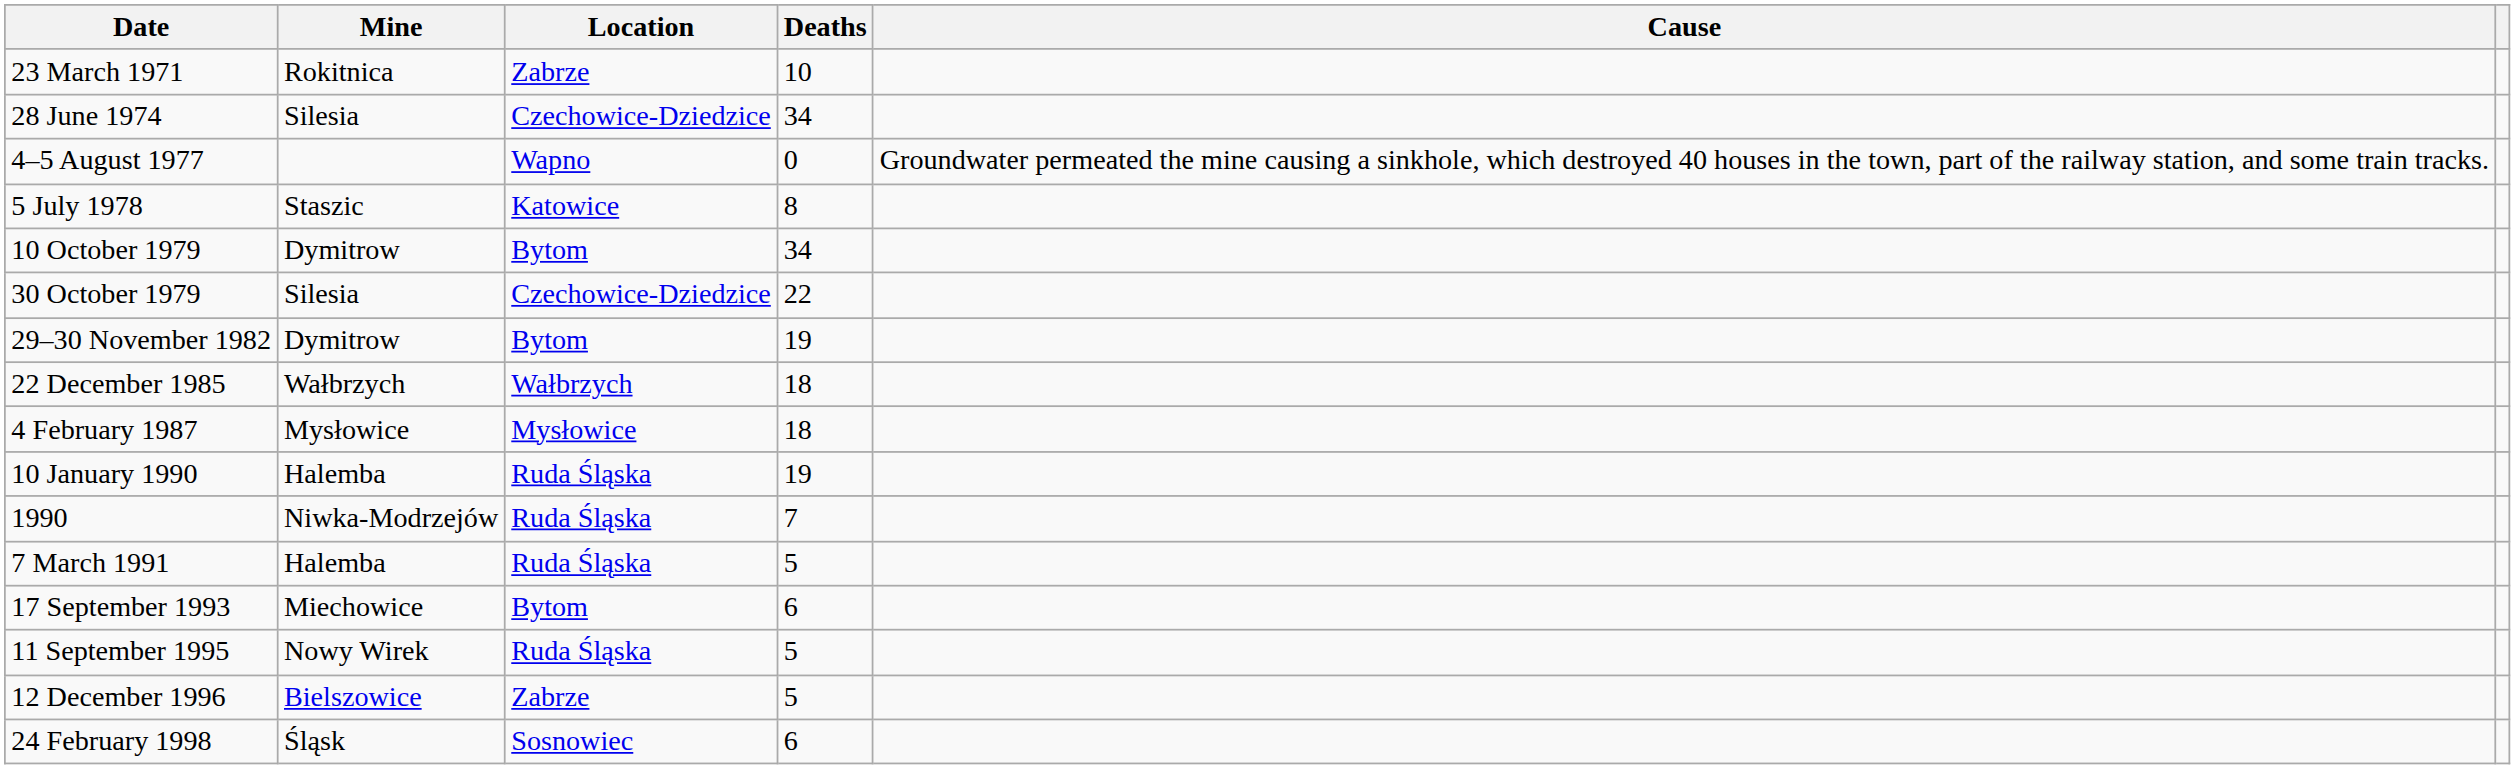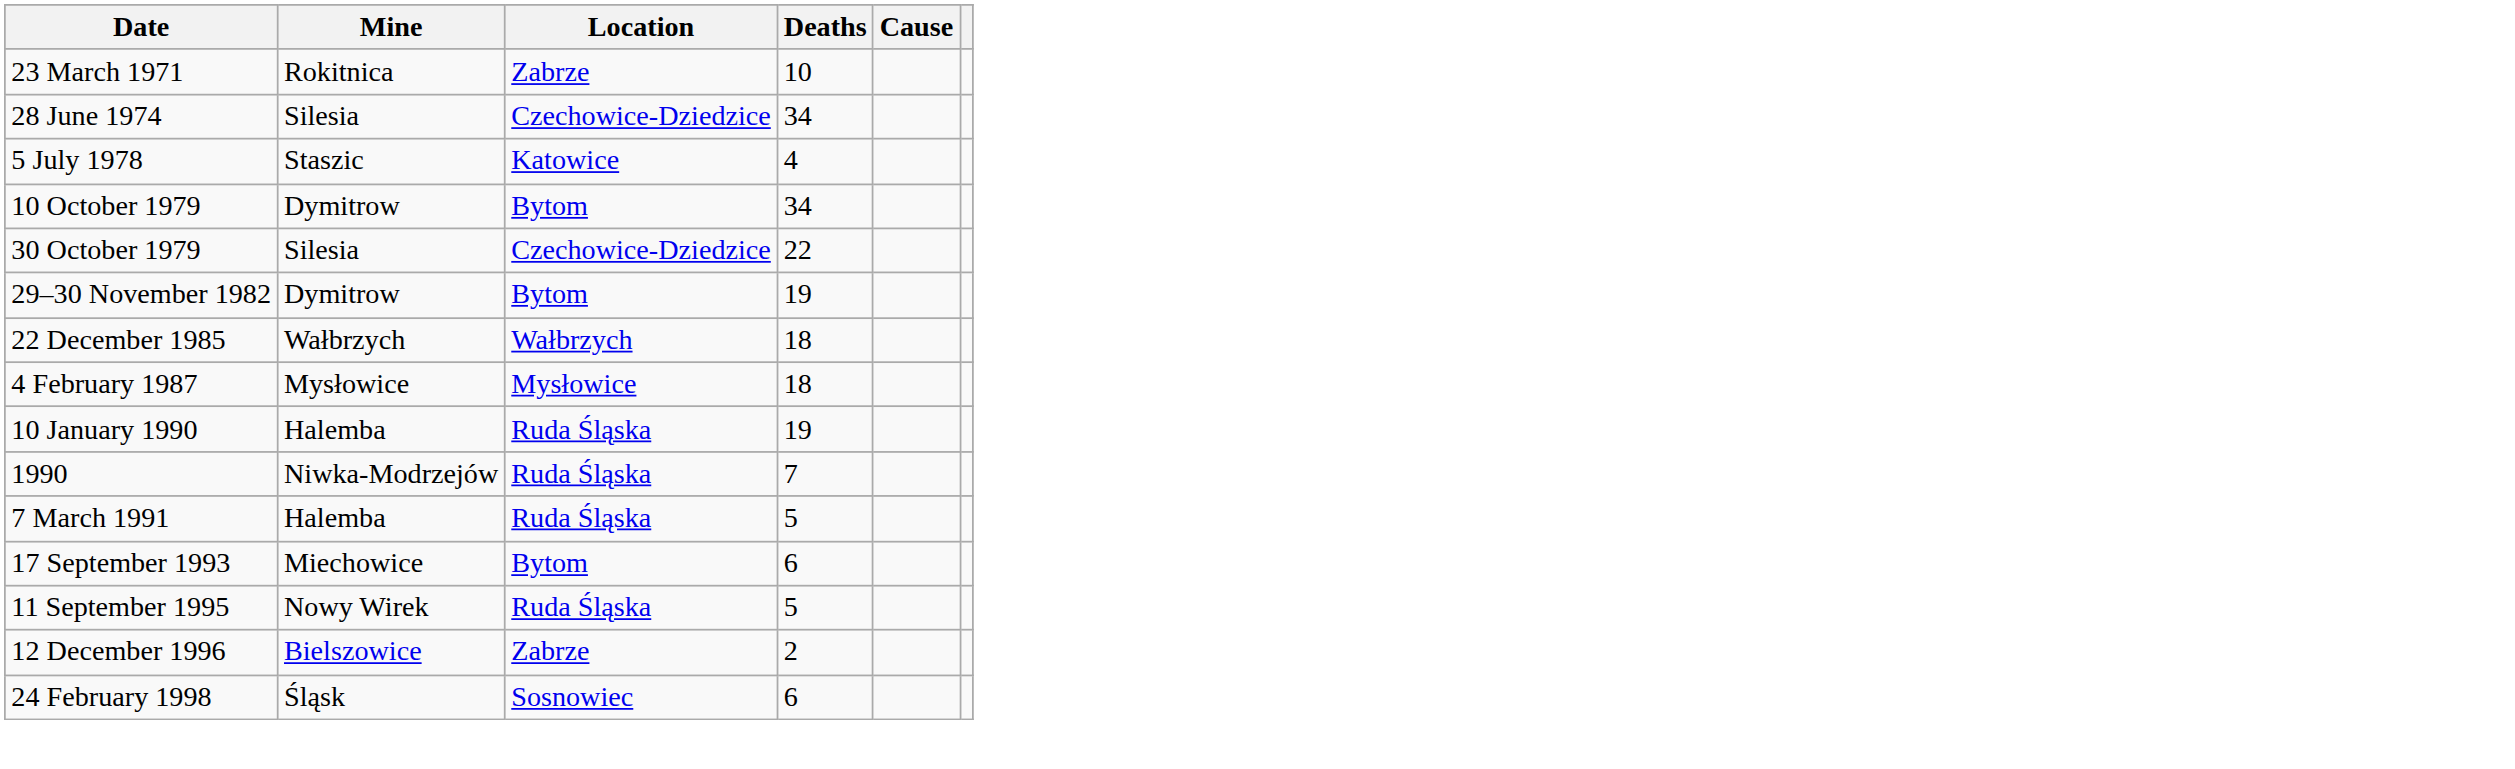- row: (108, 160)
(791, 205) 8 -> (791, 160) 4
(791, 696) 5 -> (791, 652) 2
